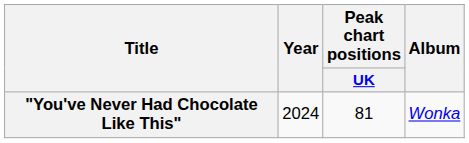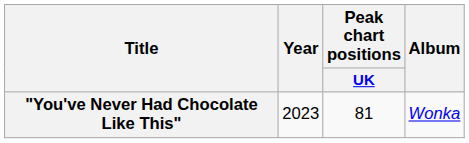(301, 114) 2024 -> (301, 114) 2023
